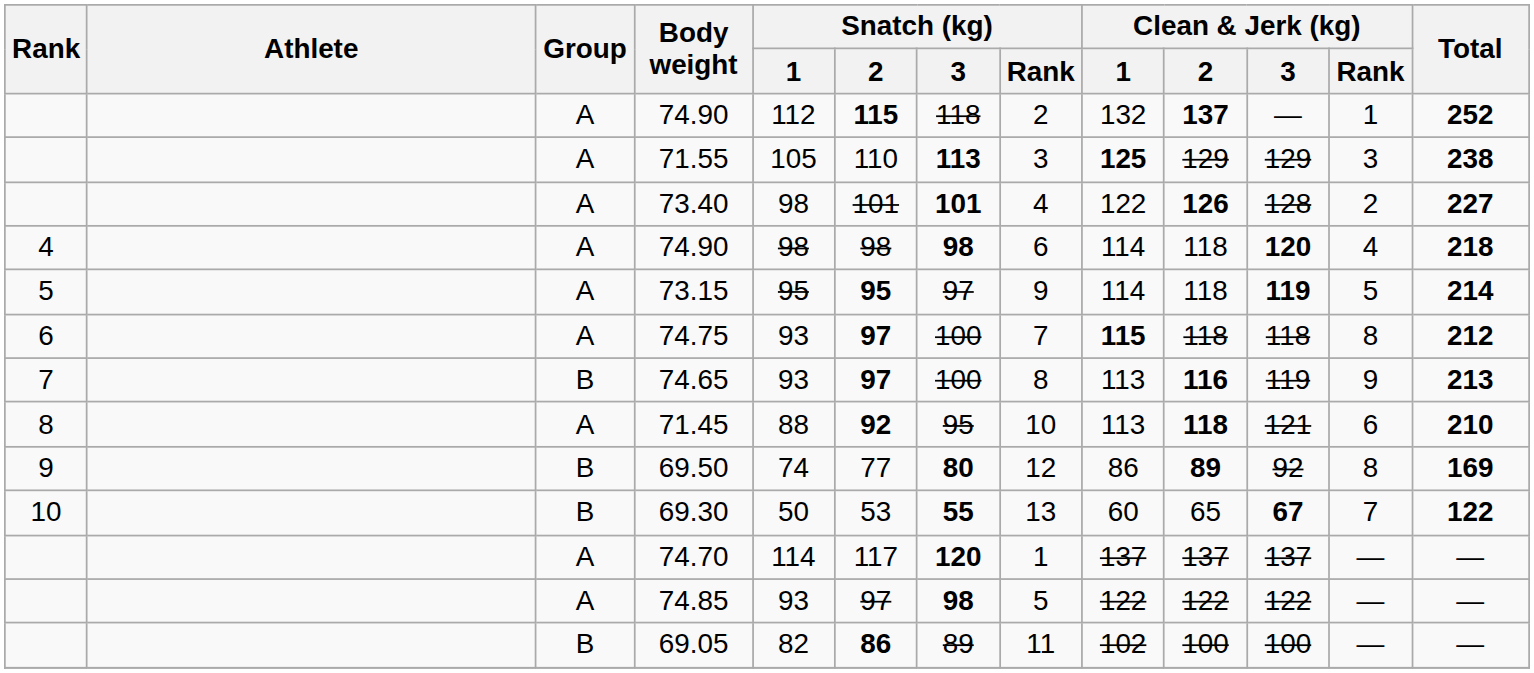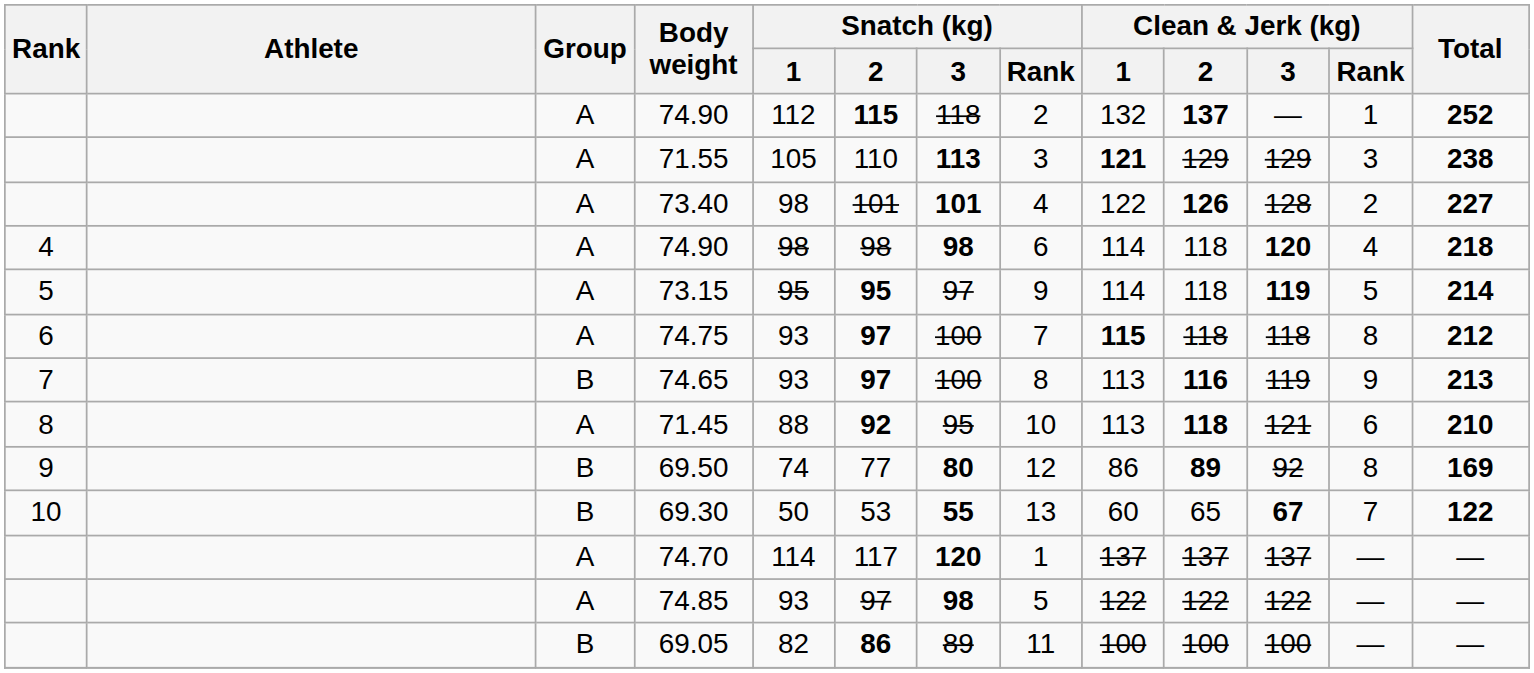(1123, 159) 125 -> (1123, 159) 121
(1123, 644) 102 -> (1123, 644) 100
